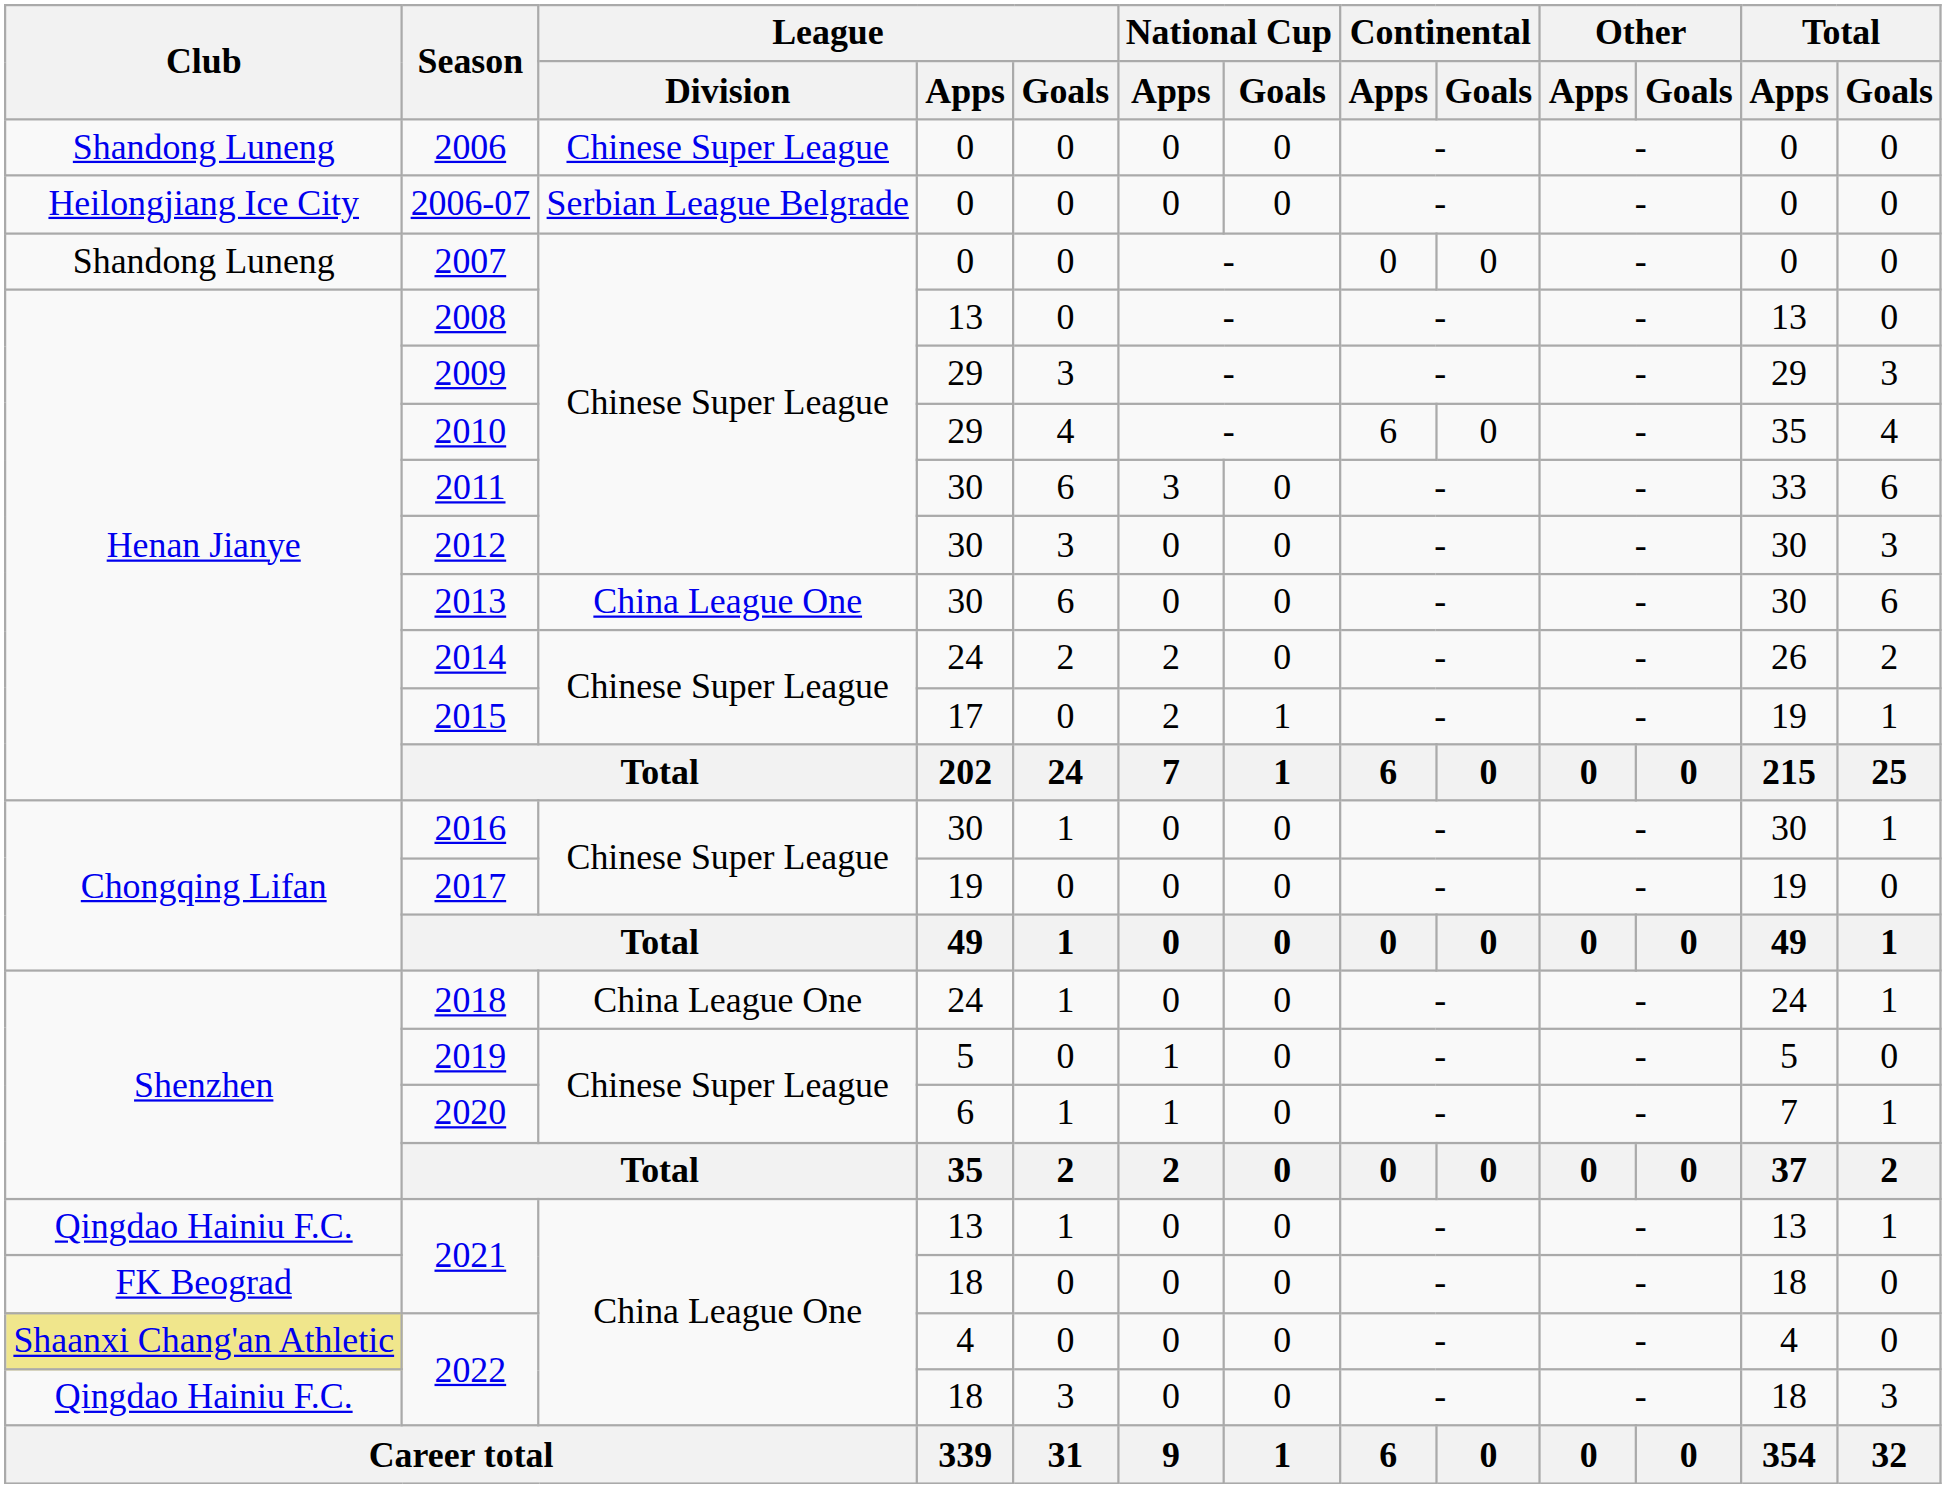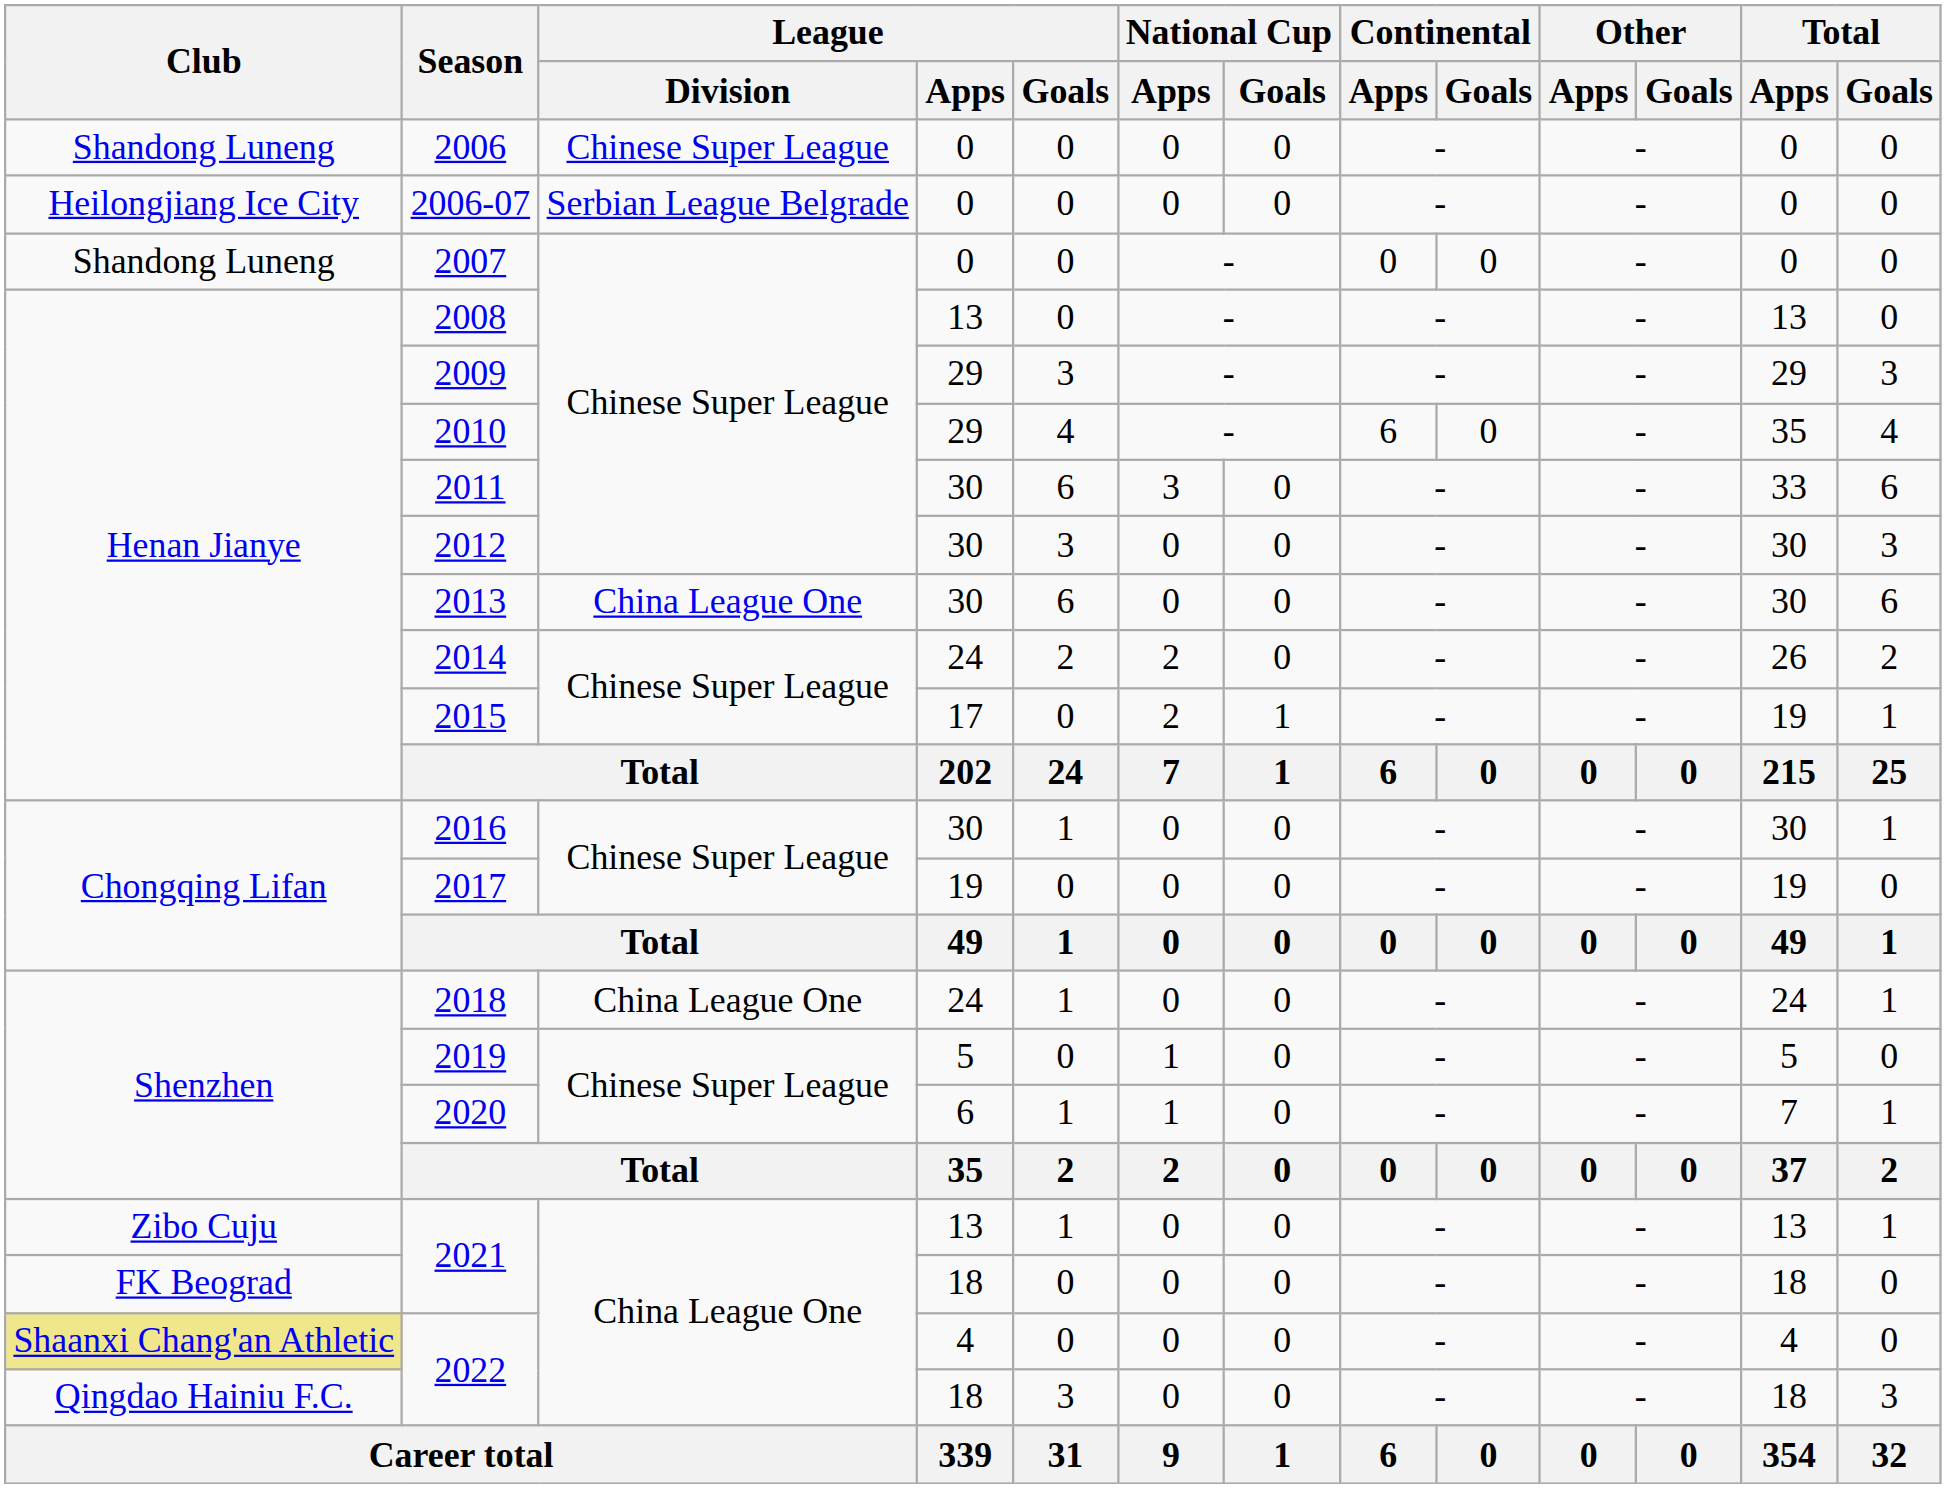(204, 1226) Qingdao Hainiu F.C. -> (204, 1226) Zibo Cuju
